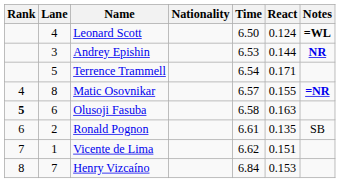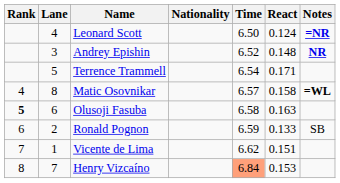(317, 33) =WL -> (317, 33) =NR
(249, 52) 6.53 -> (249, 52) 6.52
(282, 52) 0.144 -> (282, 52) 0.148
(282, 91) 0.155 -> (282, 91) 0.158
(317, 91) =NR -> (317, 91) =WL
(249, 129) 6.61 -> (249, 129) 6.59
(282, 129) 0.135 -> (282, 129) 0.133
(249, 168) no background -> (249, 168) lightsalmon background
